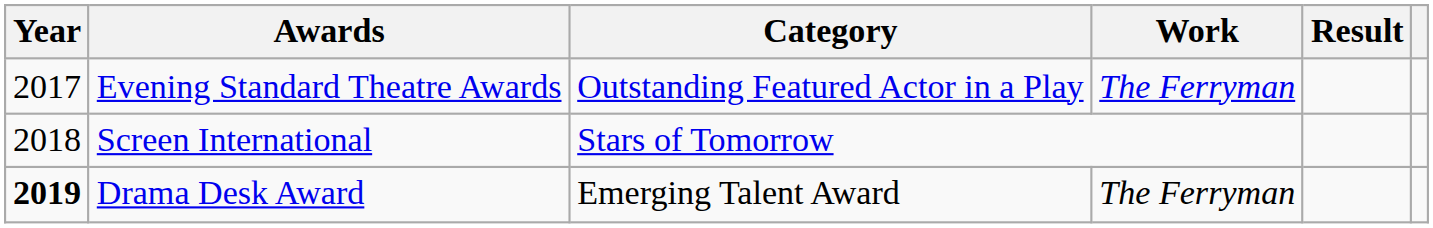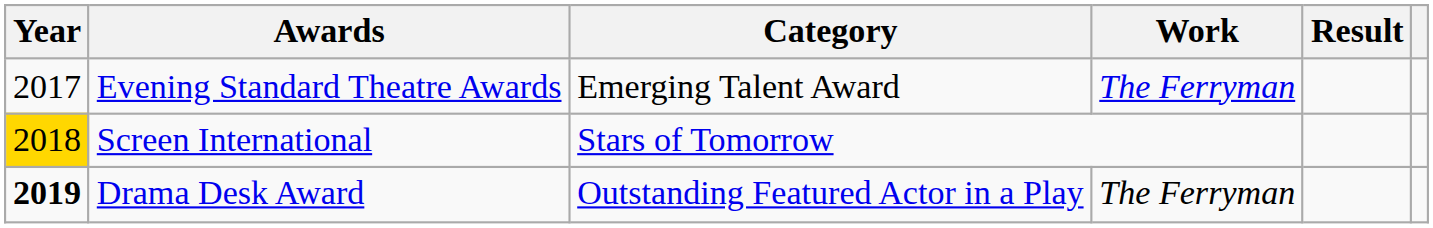(830, 85) Outstanding Featured Actor in a Play -> (739, 85) Emerging Talent Award
(47, 139) no background -> (47, 139) gold background
(739, 193) Emerging Talent Award -> (830, 193) Outstanding Featured Actor in a Play
